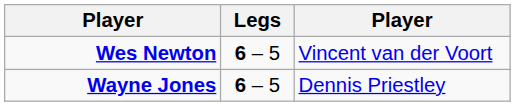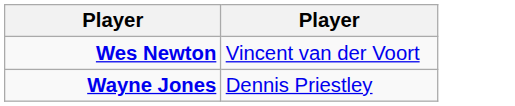- column: (257, 20)
